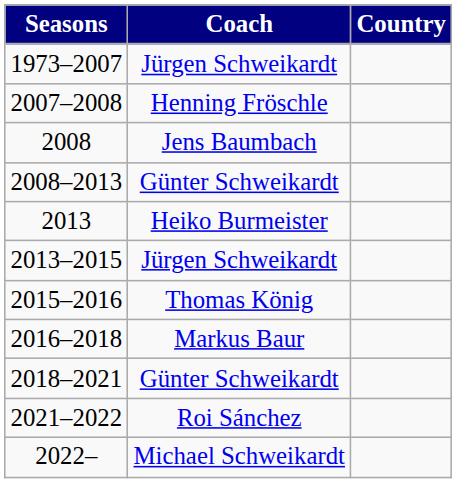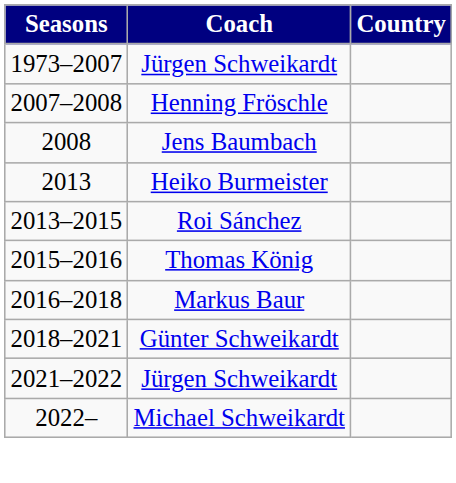- row: (66, 181)
(239, 260) Jürgen Schweikardt -> (239, 220) Roi Sánchez
(239, 417) Roi Sánchez -> (239, 378) Jürgen Schweikardt
